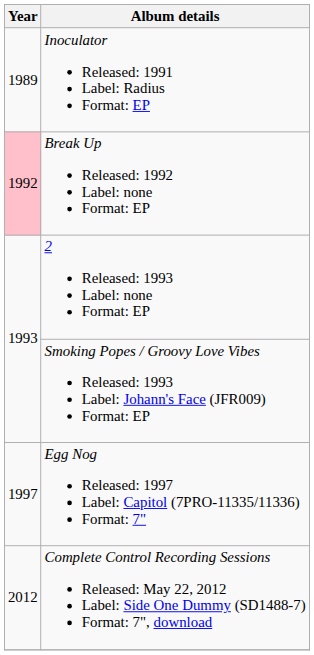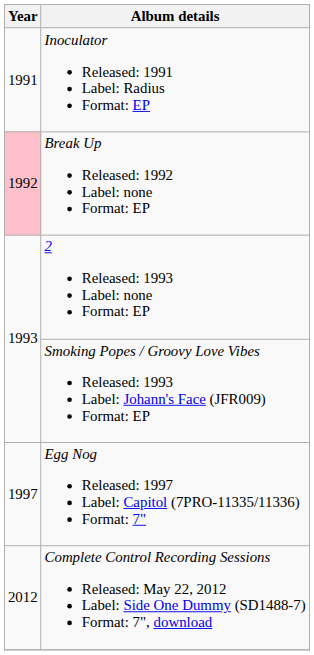(23, 79) 1989 -> (23, 79) 1991
